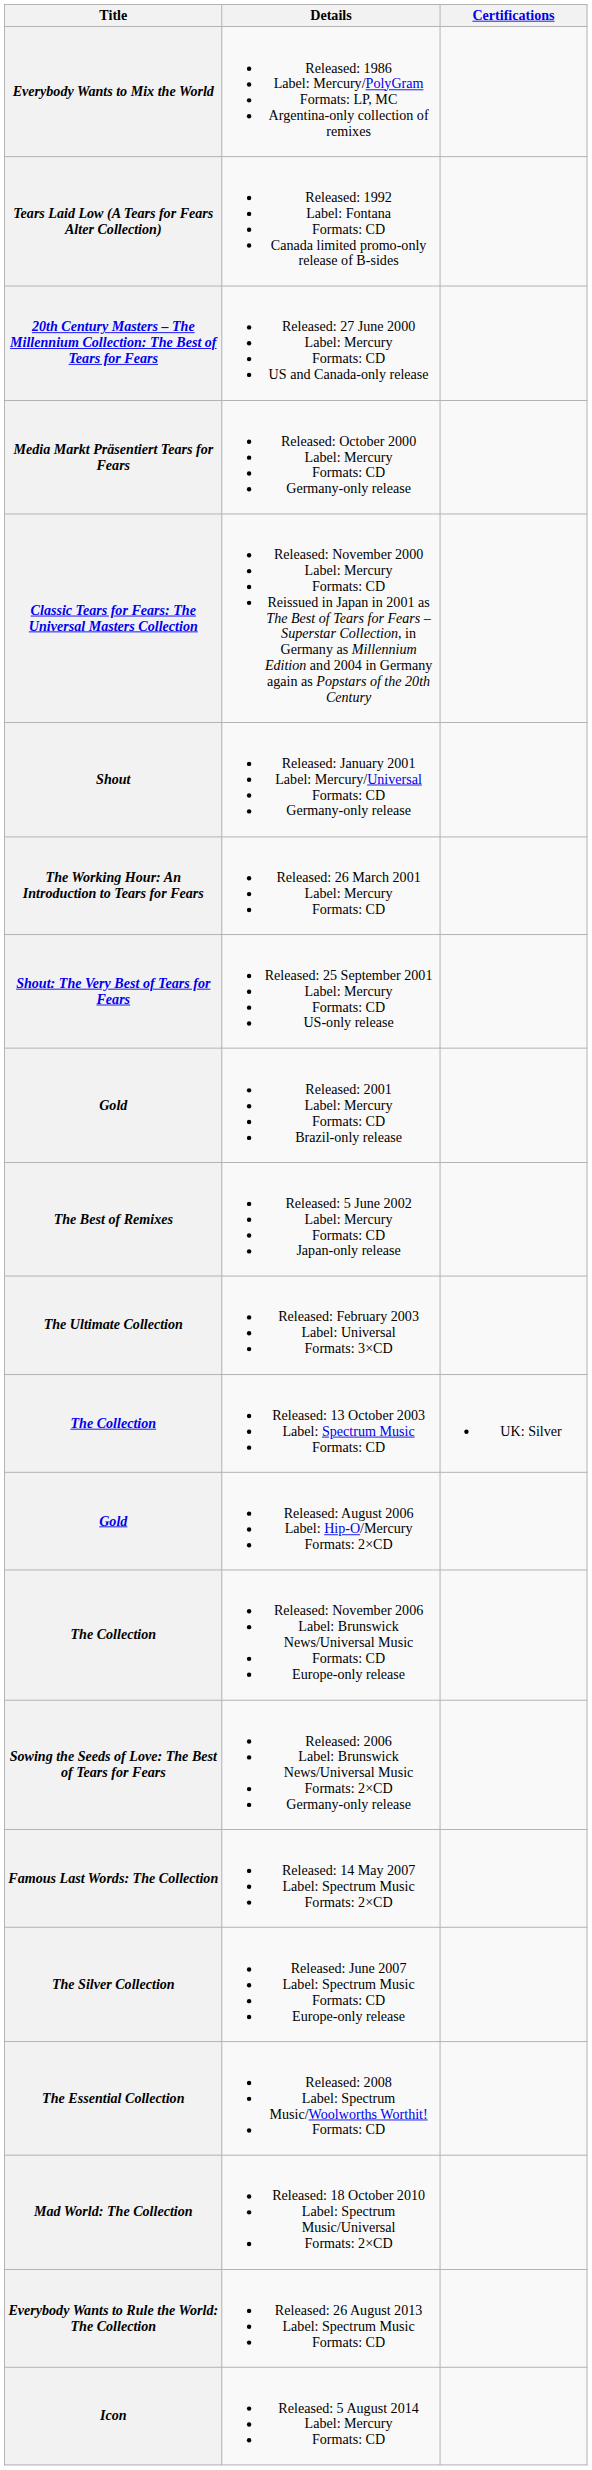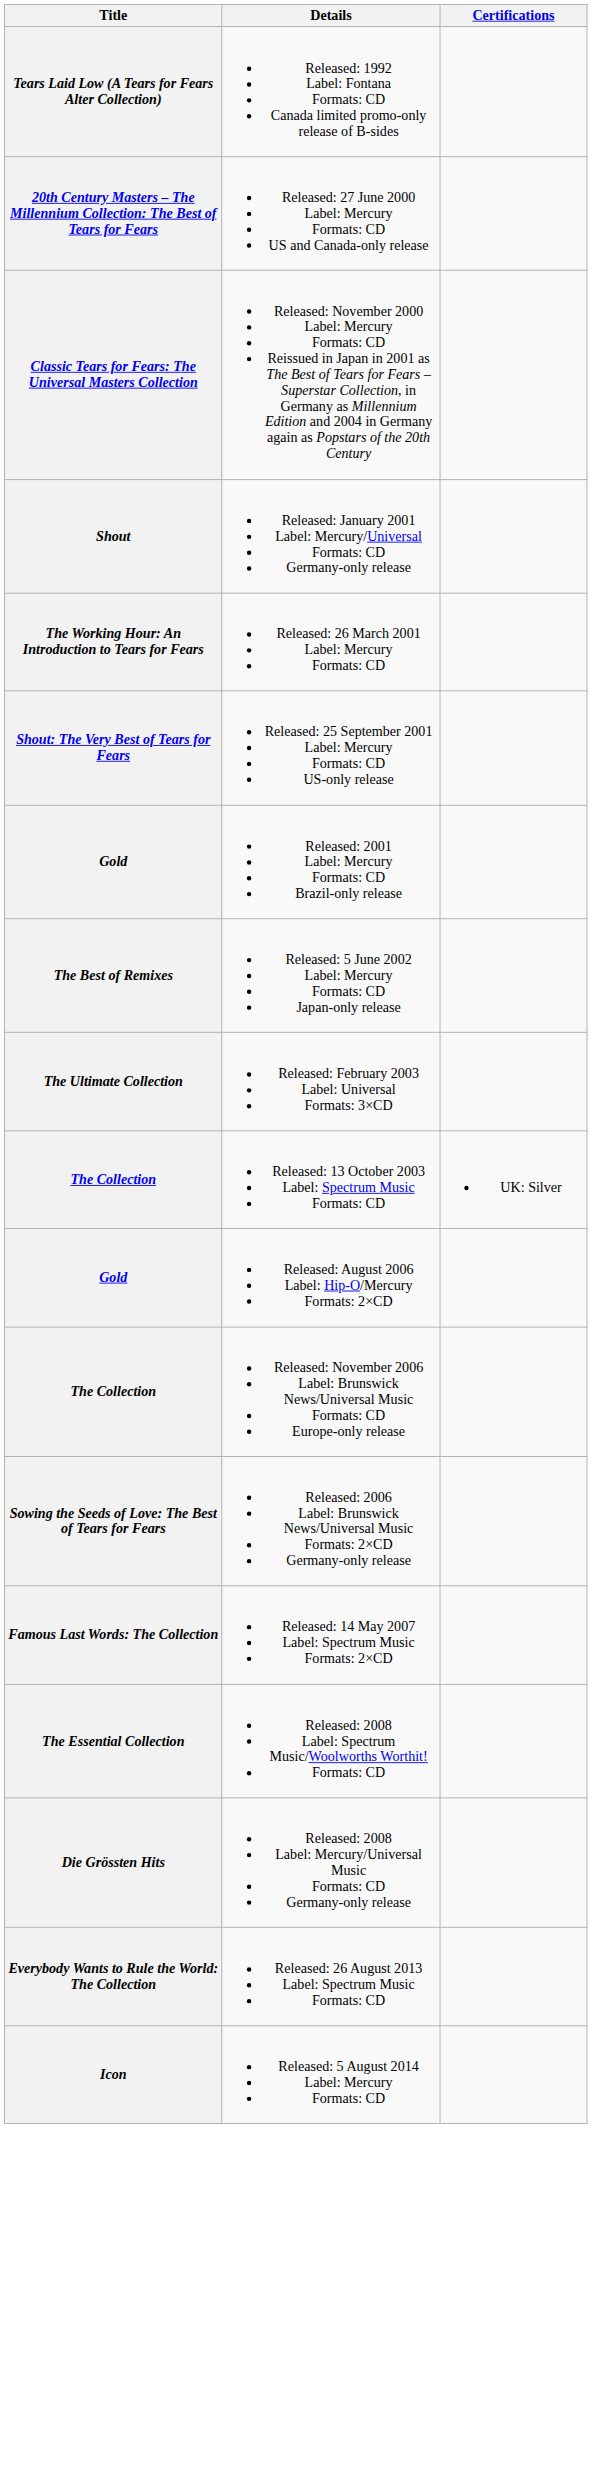- row: (113, 91)
- row: (113, 456)
- row: (113, 1984)
+ row: (113, 1862)
- row: (113, 2212)
